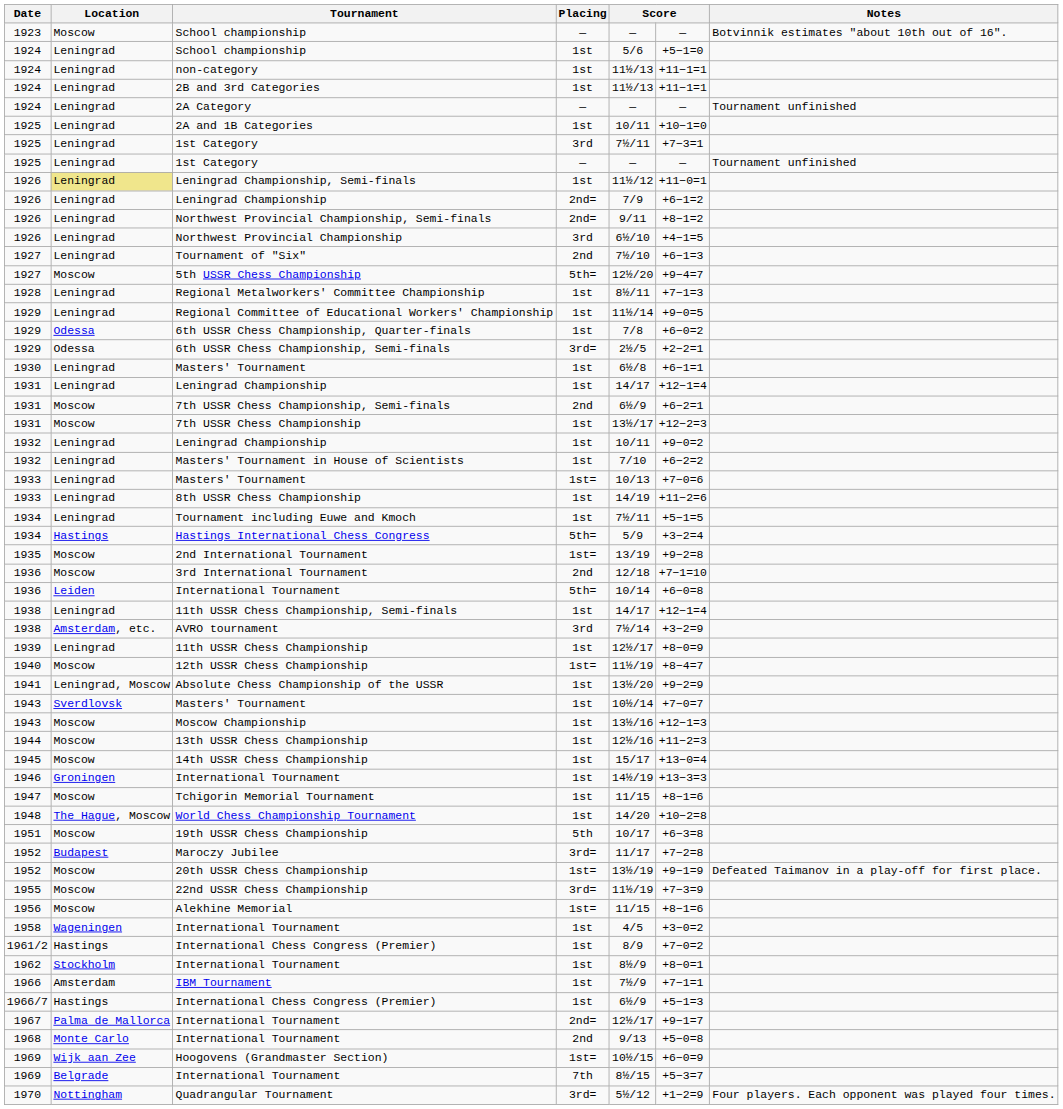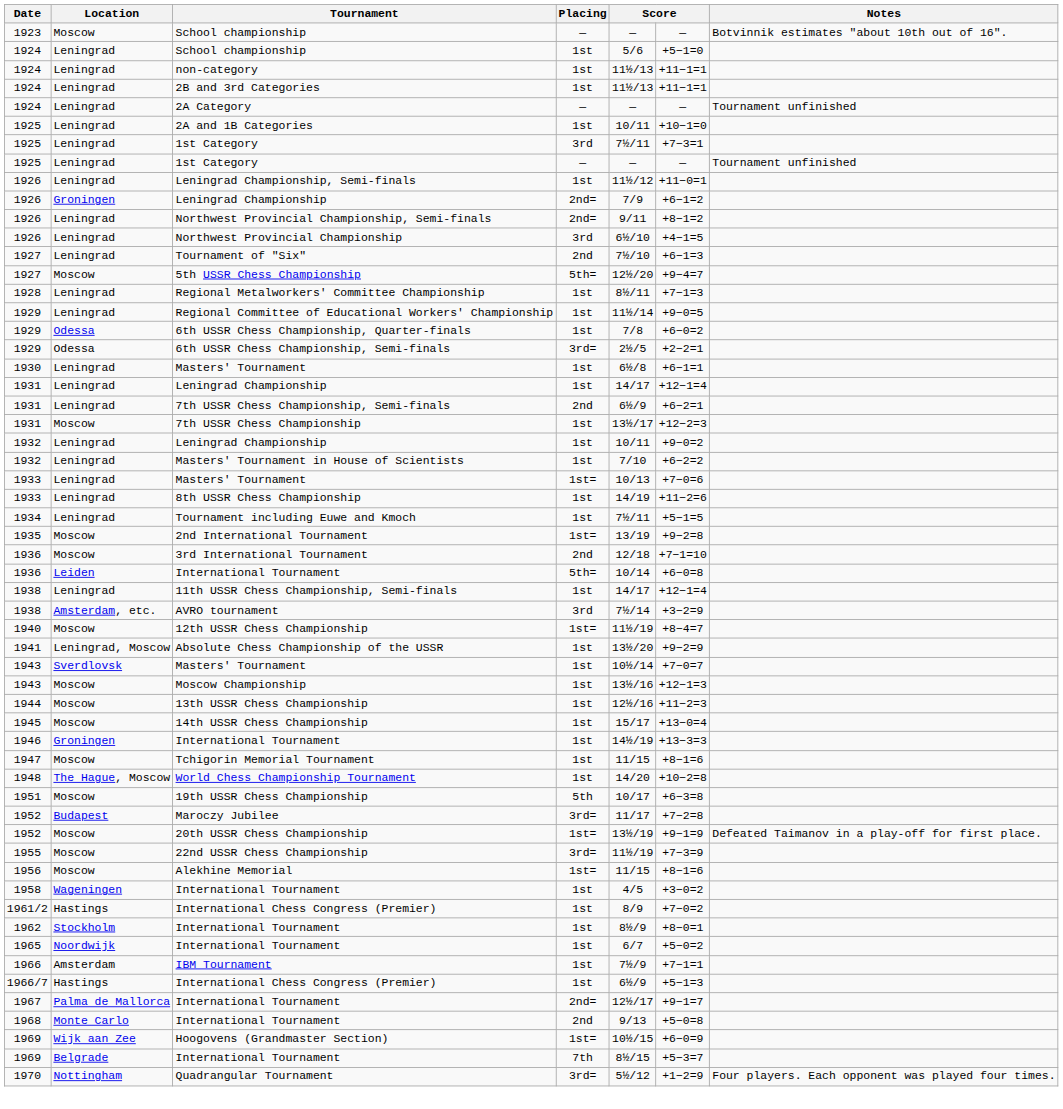(84, 182) khaki background -> (84, 182) no background
(84, 200) Leningrad -> (84, 200) Groningen
(74, 405) Moscow -> (84, 405) Leningrad
- row: (27, 536)
- row: (27, 648)
+ row: (27, 946)
